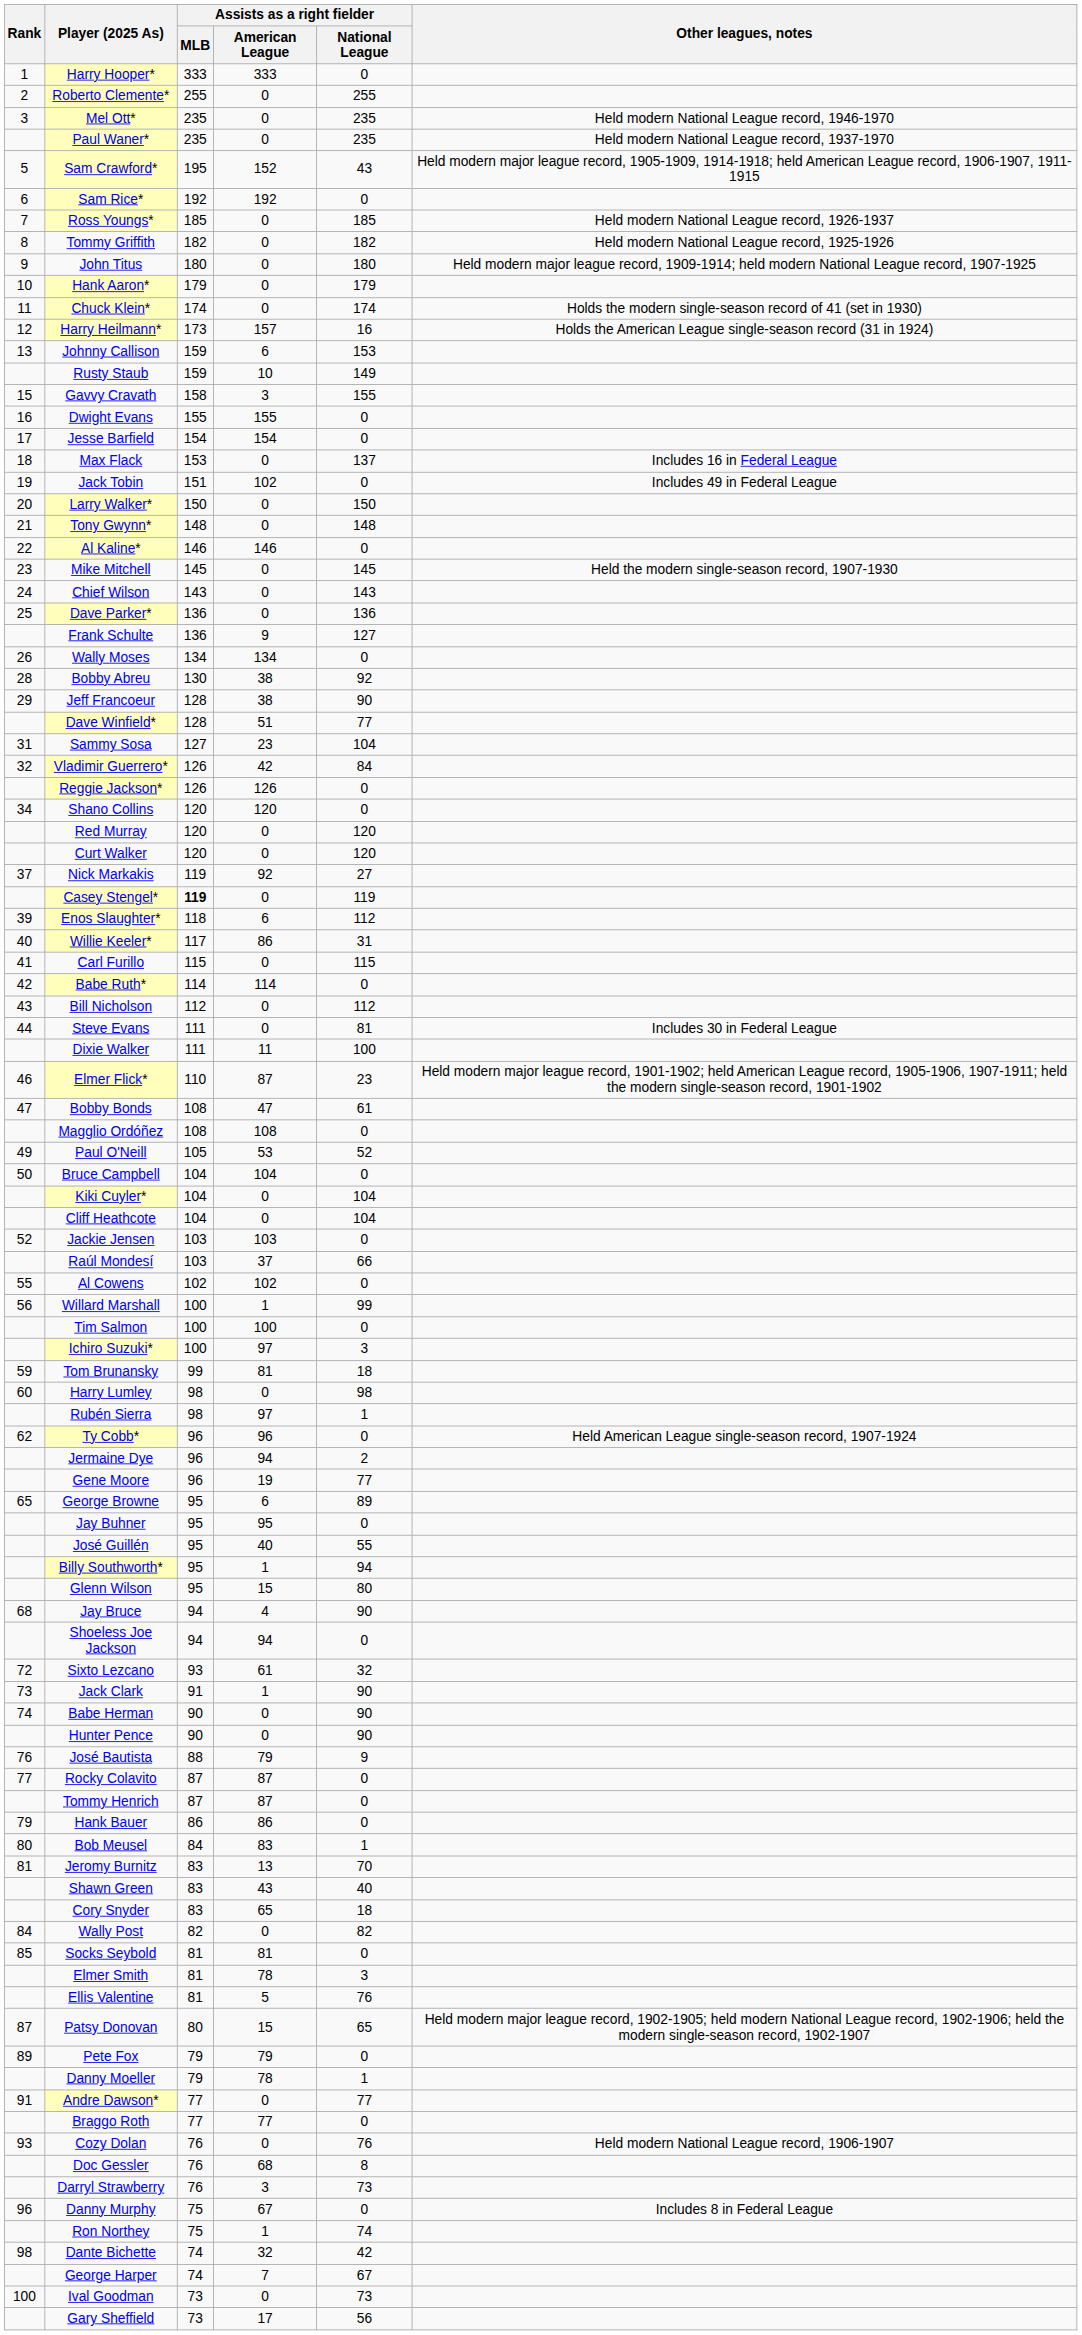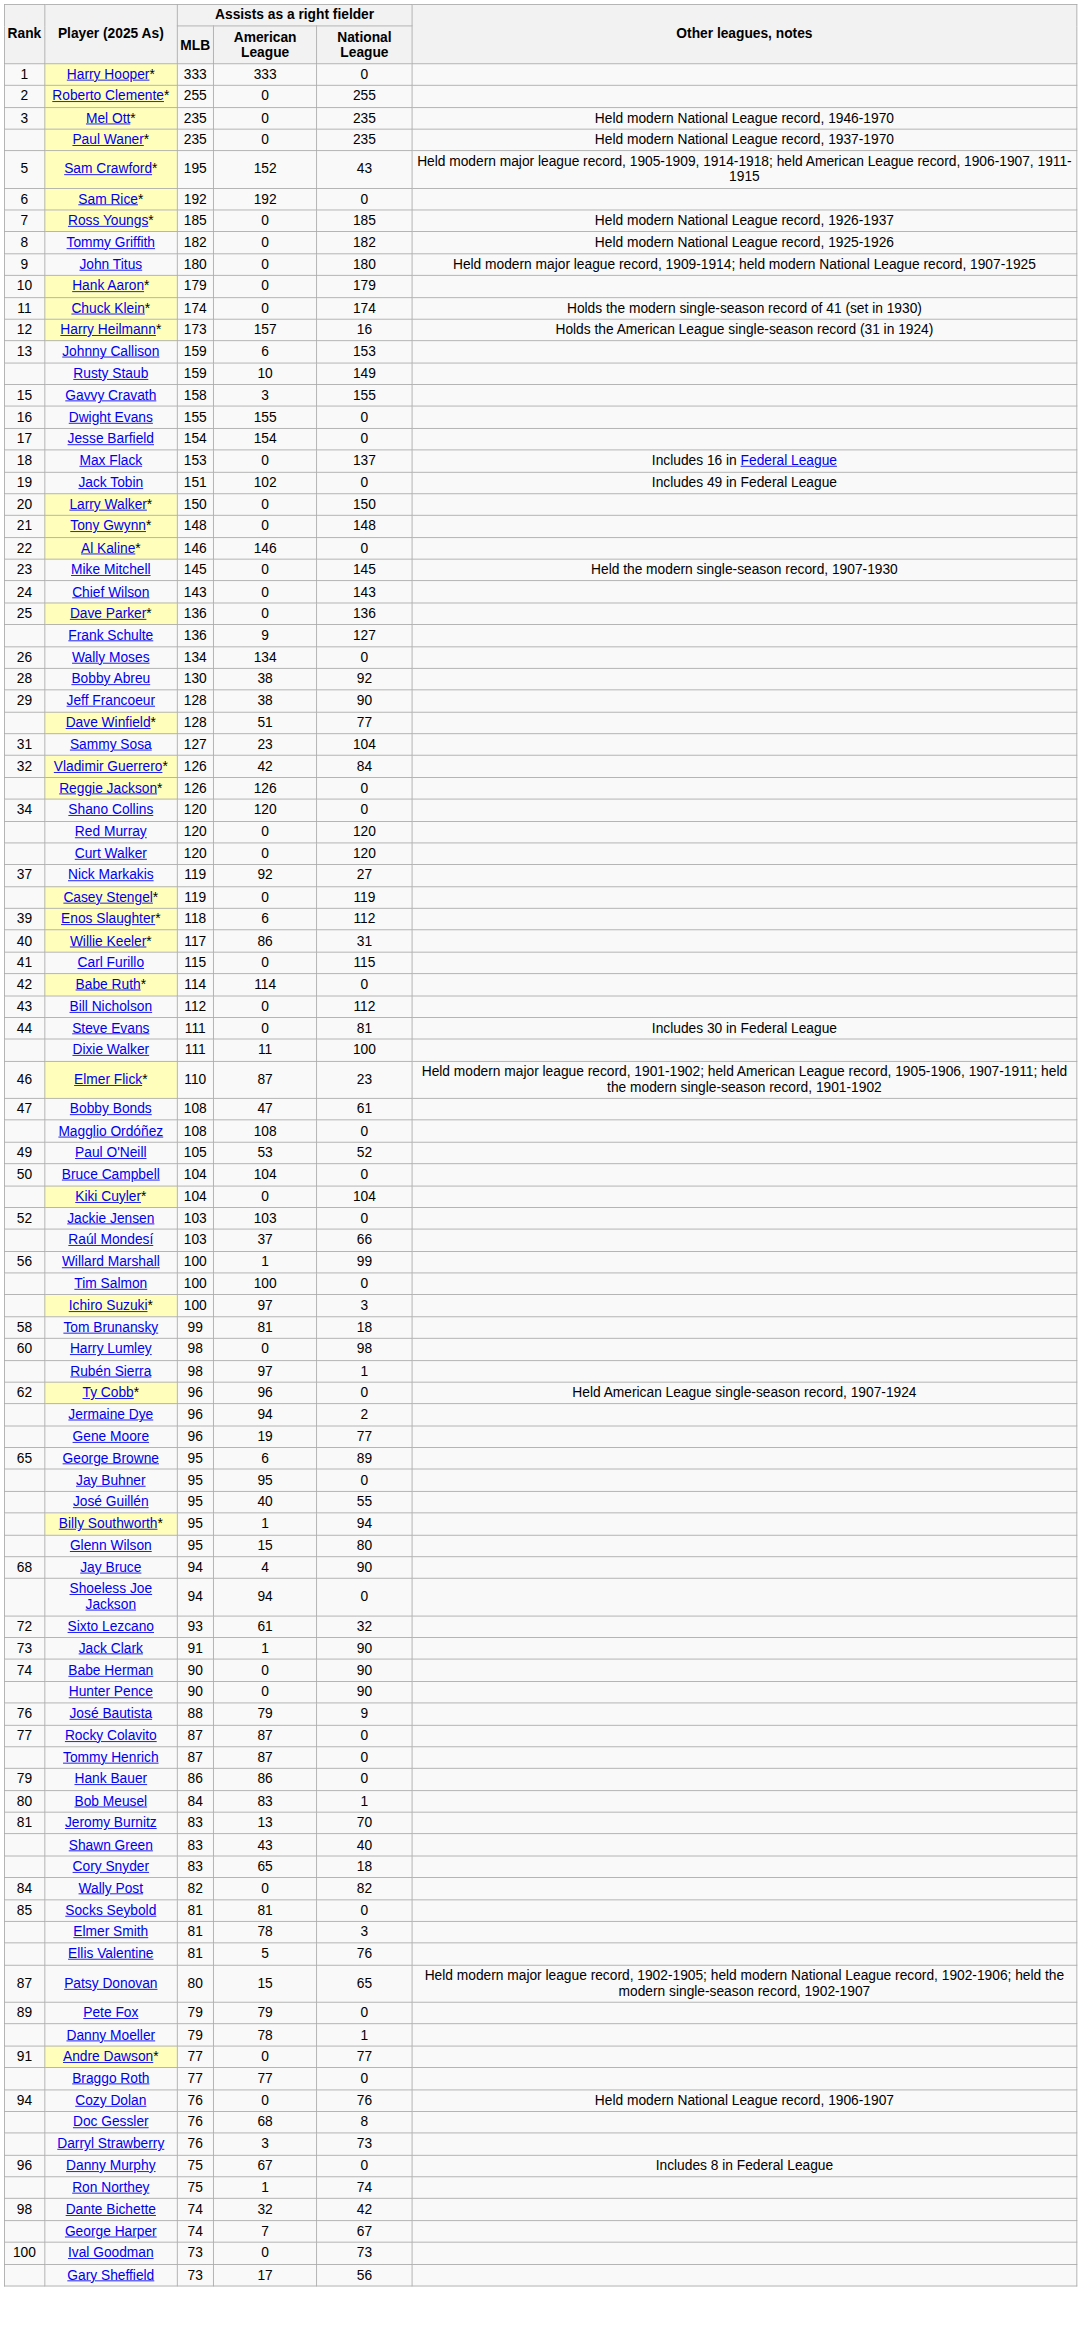(195, 897) bold -> (195, 897) normal
- row: (111, 1218)
- row: (111, 1283)
(24, 1371) 59 -> (24, 1327) 58
(24, 2144) 93 -> (24, 2100) 94
